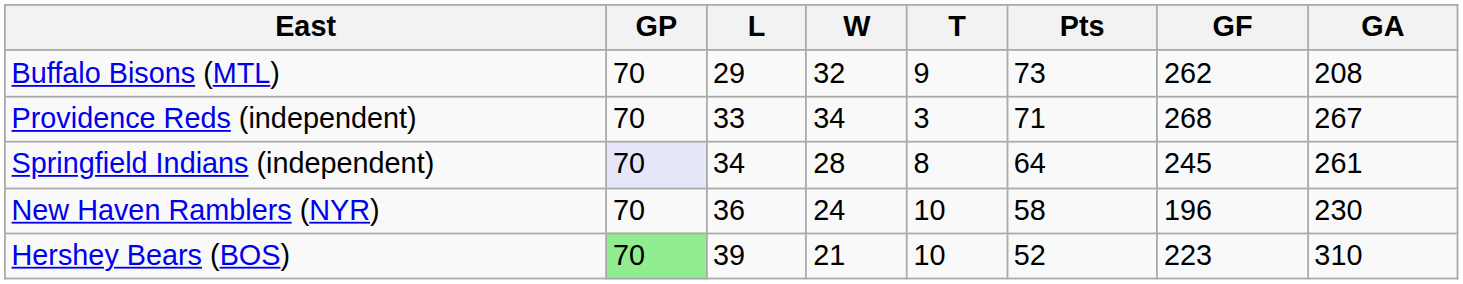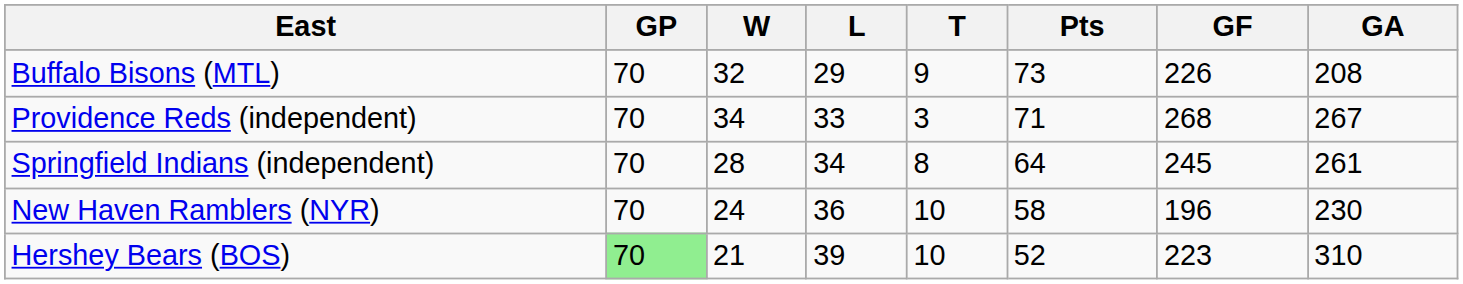columns swapped: (857, 27) <-> (757, 27)
(1188, 73) 262 -> (1188, 73) 226
(629, 164) lavender background -> (629, 164) no background
